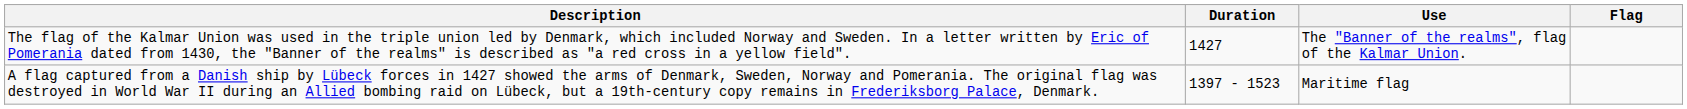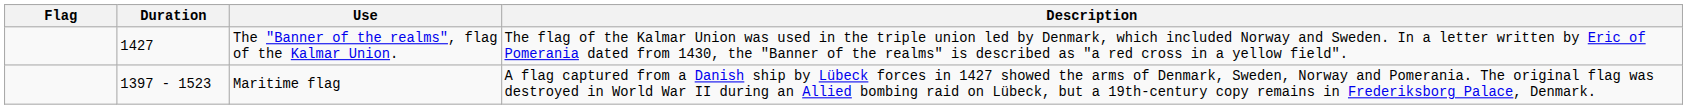columns swapped: (1626, 16) <-> (595, 16)
